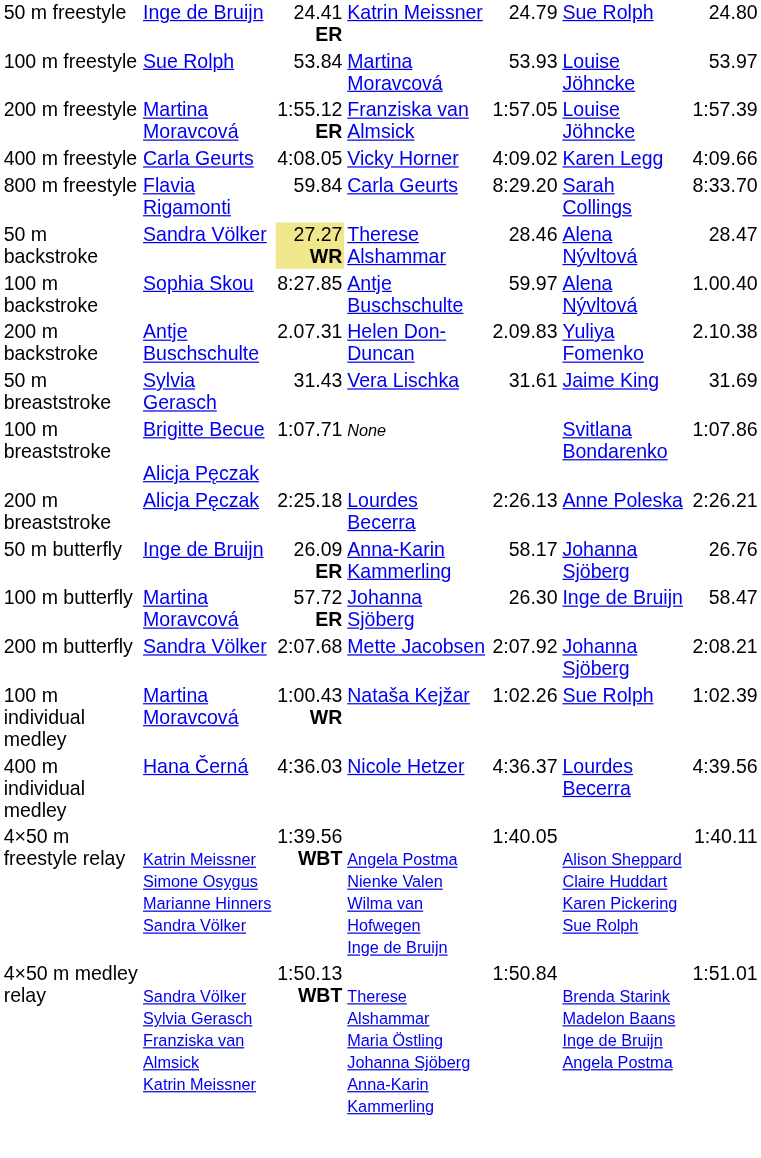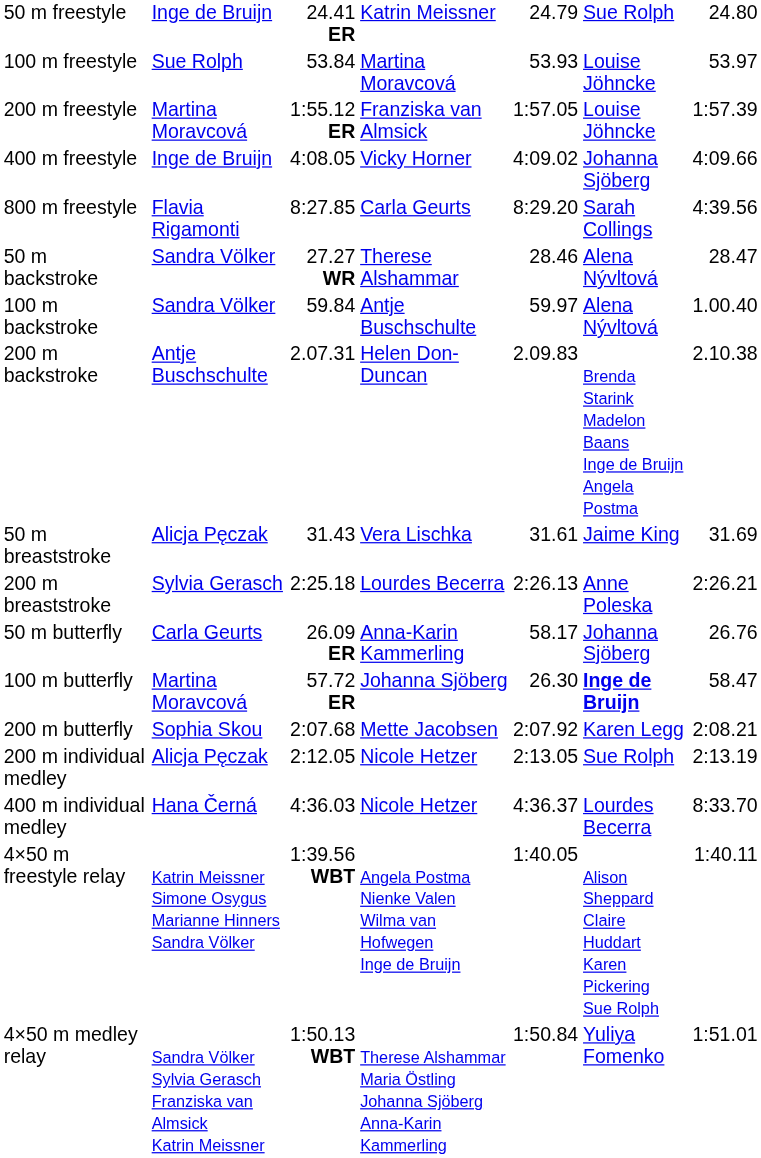(198, 158) Carla Geurts -> (212, 158) Inge de Bruijn
(613, 158) Karen Legg -> (620, 169) Johanna Sjöberg
(318, 185) 59.84 -> (323, 207) 8:27.85
(725, 185) 8:33.70 -> (725, 207) 4:39.56
(318, 245) khaki background -> (331, 267) no background
(198, 283) Sophia Skou -> (214, 305) Sandra Völker
(310, 283) 8:27.85 -> (331, 305) 59.84
(603, 343) Yuliya Fomenko -> (633, 443) Brenda Starink Madelon Baans Inge de Bruijn Angela Postma
(180, 391) Sylvia Gerasch -> (210, 534) Alicja Pęczak
- row: (57, 440)
(201, 500) Alicja Pęczak -> (217, 583) Sylvia Gerasch
(203, 549) Inge de Bruijn -> (207, 632) Carla Geurts
(623, 598) normal -> (617, 692) bold
(205, 646) Sandra Völker -> (207, 729) Sophia Skou
(600, 657) Johanna Sjöberg -> (633, 729) Karen Legg
- row: (44, 717)
+ row: (74, 767)
(725, 766) 4:39.56 -> (725, 805) 8:33.70
(619, 1030) Brenda Starink Madelon Baans Inge de Bruijn Angela Postma -> (624, 1045) Yuliya Fomenko
